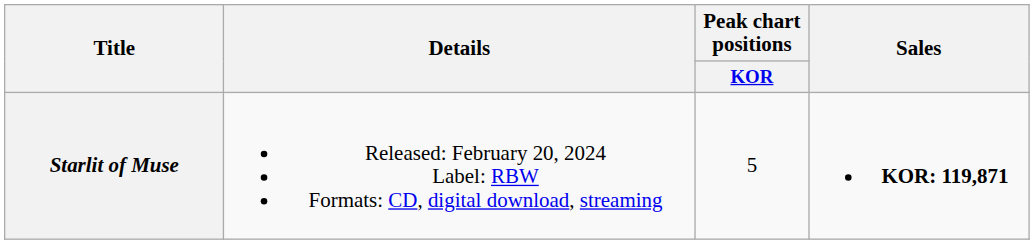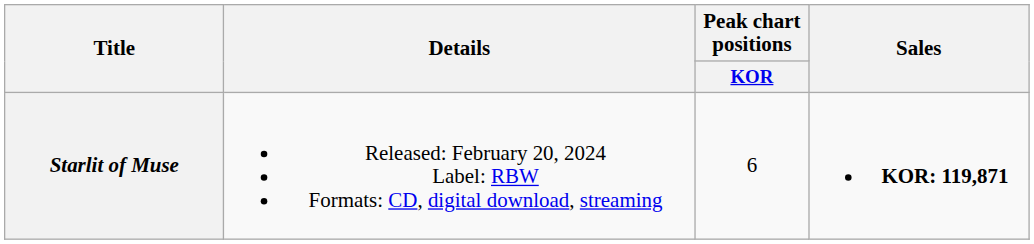(752, 165) 5 -> (752, 165) 6
